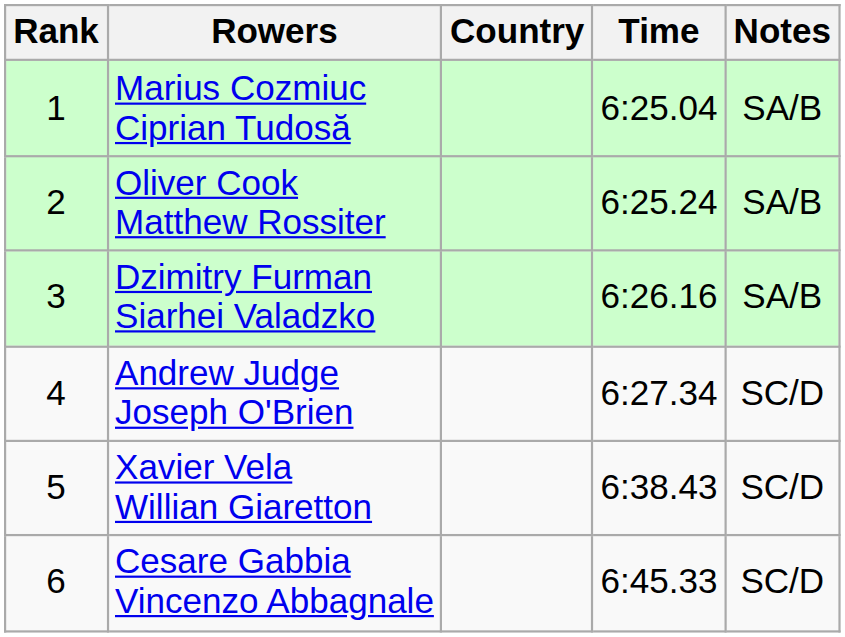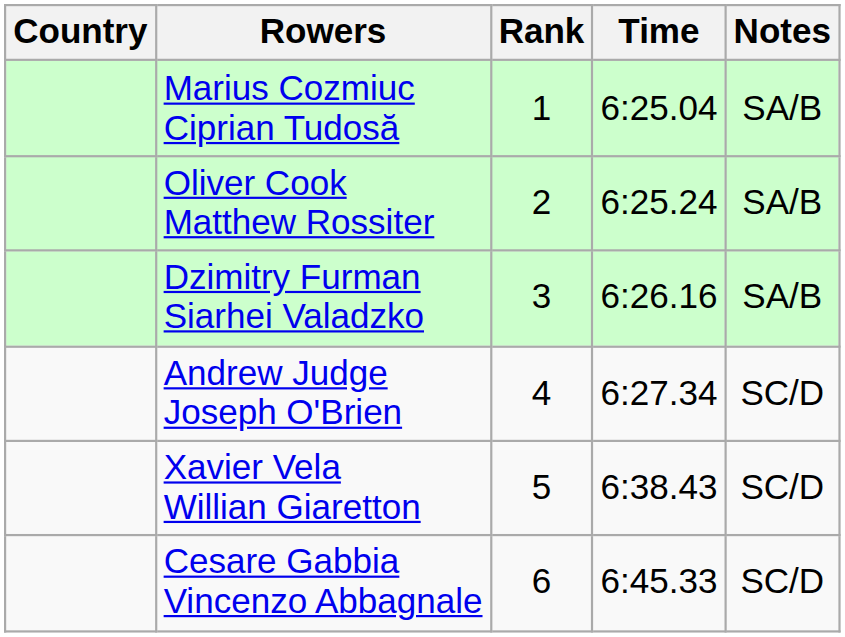columns swapped: (56, 32) <-> (517, 32)
